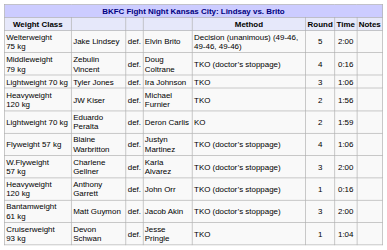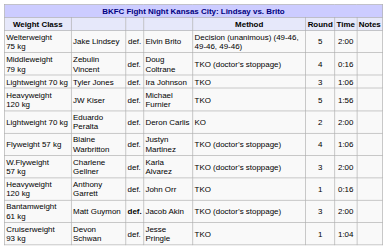(320, 99) 2 -> (320, 99) 5
(346, 122) 1:59 -> (346, 122) 2:00
(237, 189) TKO (doctor’s stoppage) -> (203, 189) TKO
(134, 211) normal -> (135, 211) bold
